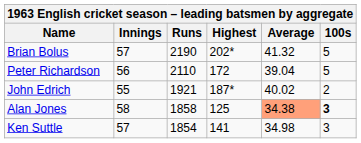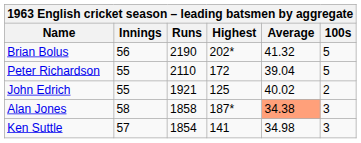(123, 52) 57 -> (123, 52) 56
(123, 71) 56 -> (123, 71) 55
(222, 90) 187* -> (220, 90) 125
(220, 109) 125 -> (222, 109) 187*
(326, 109) bold -> (326, 109) normal
